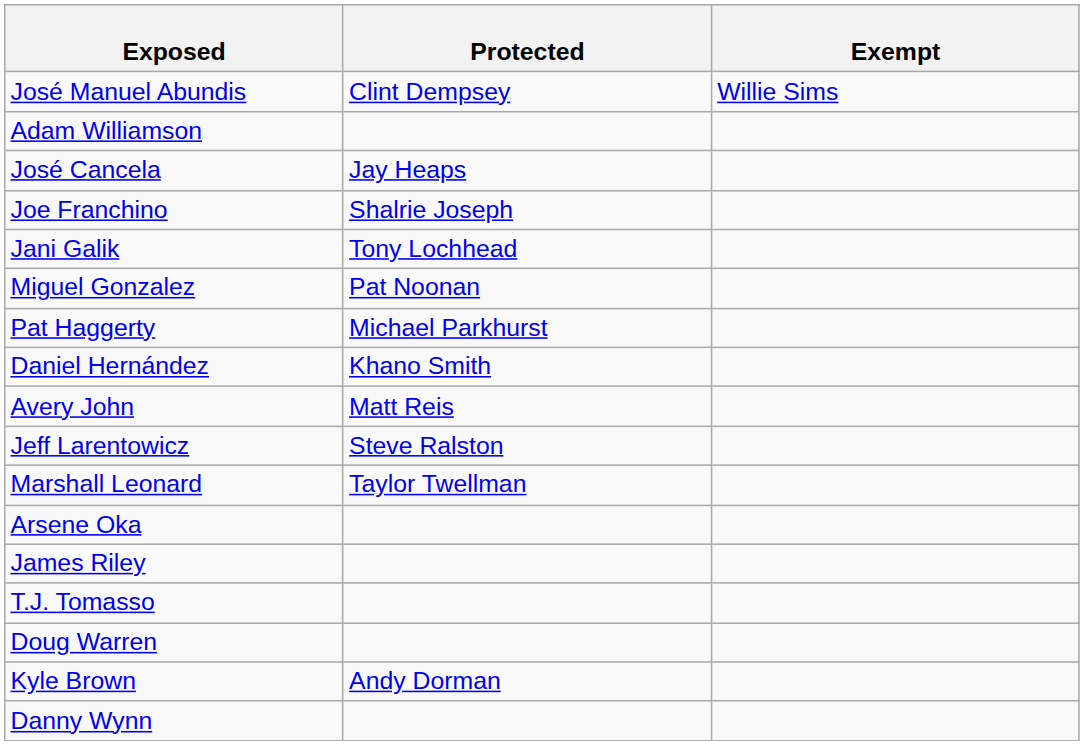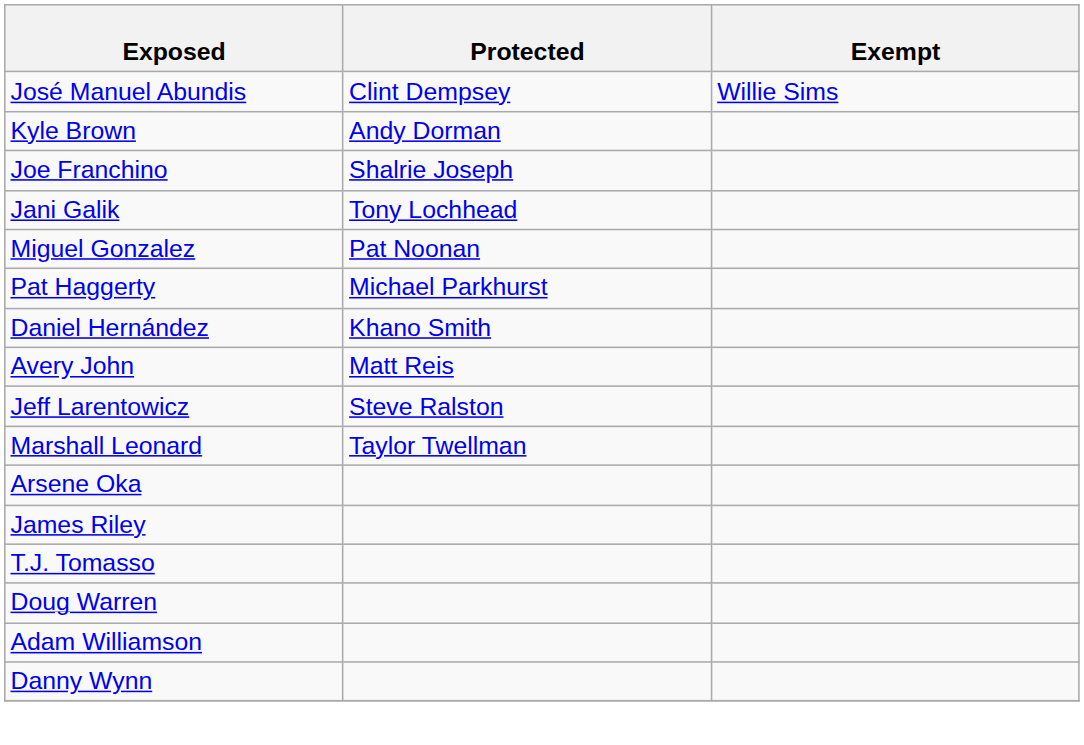rows swapped: (73, 681) <-> (106, 130)
- row: (86, 170)
